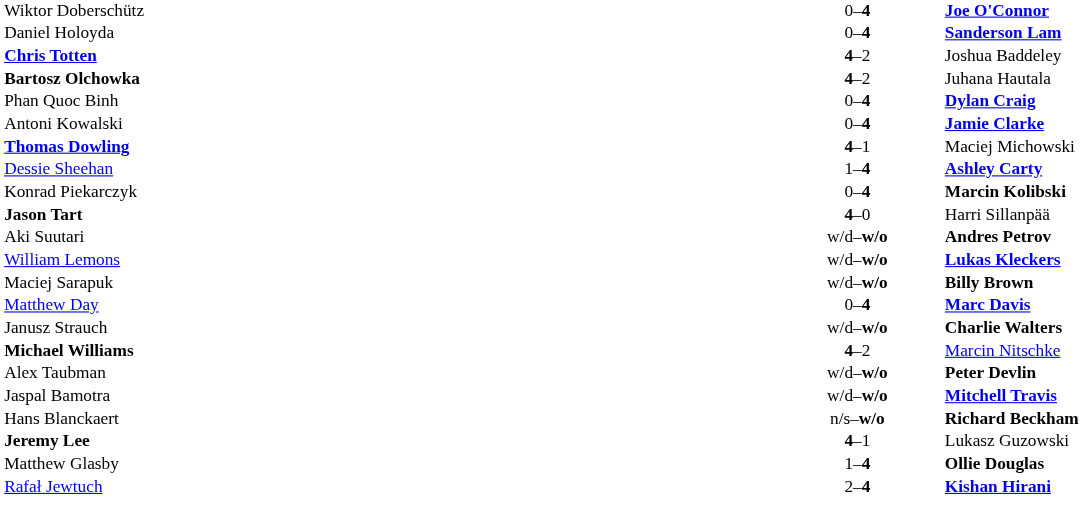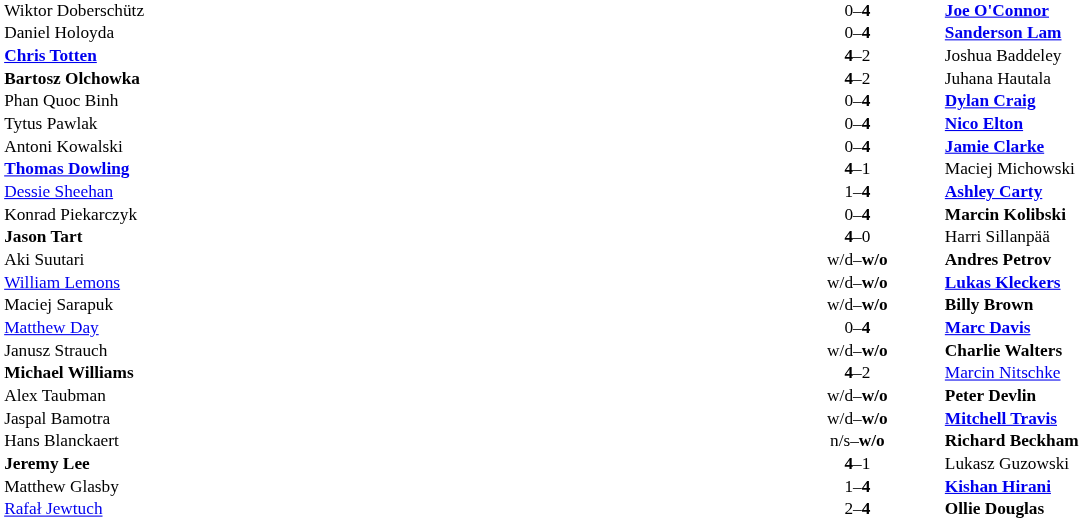+ row: (51, 123)
(995, 463) Ollie Douglas -> (998, 486) Kishan Hirani
(998, 486) Kishan Hirani -> (995, 509) Ollie Douglas
